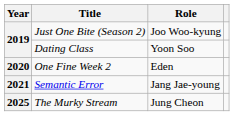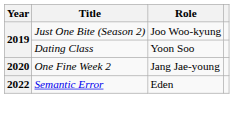(162, 66) Eden -> (185, 66) Jang Jae-young
(18, 84) 2021 -> (18, 84) 2022
(185, 84) Jang Jae-young -> (162, 84) Eden
- row: (76, 102)
